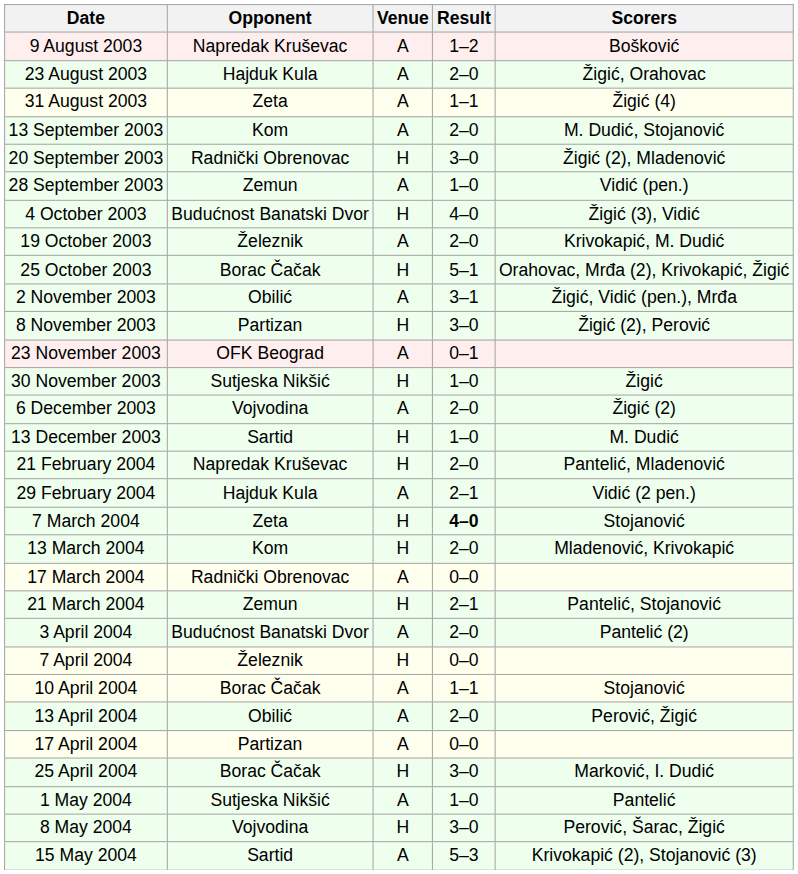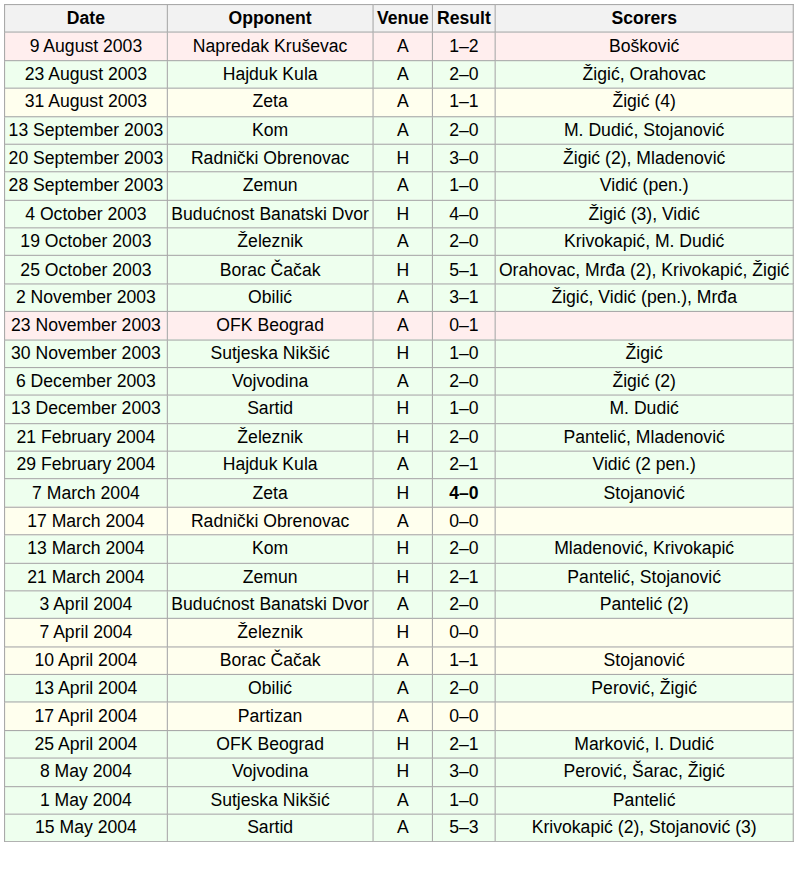- row: (86, 325)
(270, 465) Napredak Kruševac -> (270, 437) Železnik
rows swapped: (86, 548) <-> (86, 576)
(270, 772) Borac Čačak -> (270, 744) OFK Beograd
(464, 772) 3–0 -> (464, 744) 2–1
rows swapped: (86, 800) <-> (86, 827)
